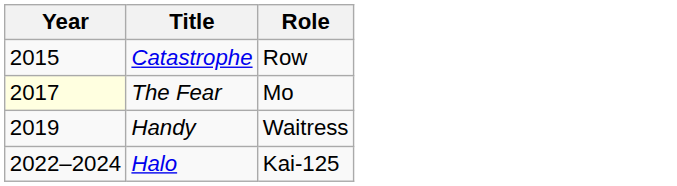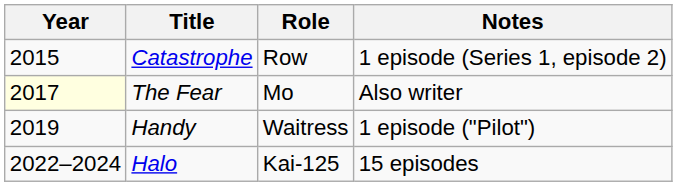+ column: (513, 22)
